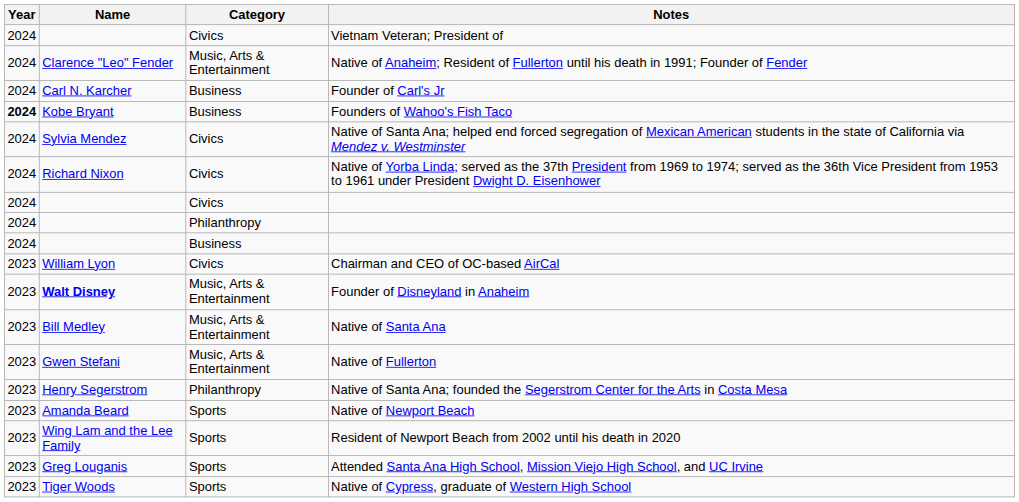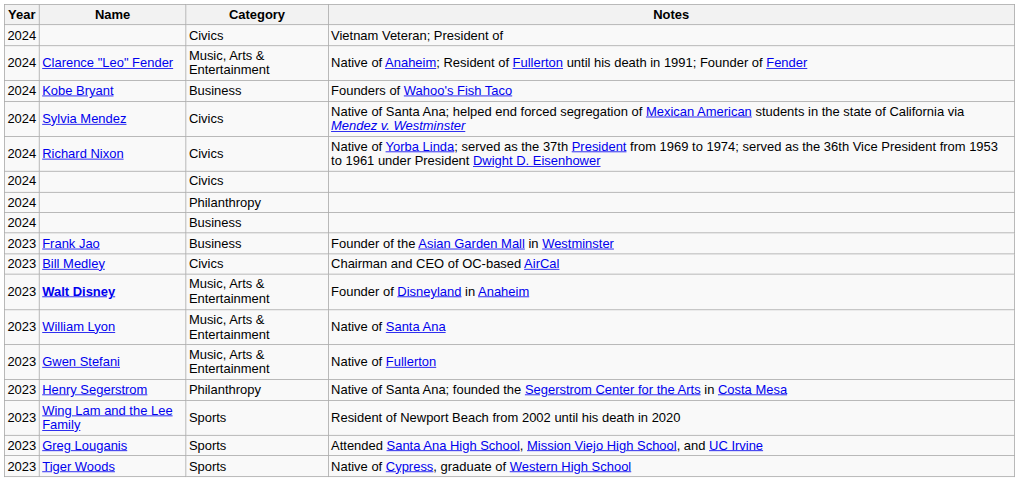- row: (215, 91)
(22, 111) bold -> (22, 91) normal
+ row: (215, 243)
(79, 264) William Lyon -> (74, 264) Bill Medley
(74, 327) Bill Medley -> (79, 327) William Lyon
- row: (208, 410)
